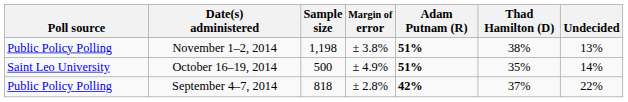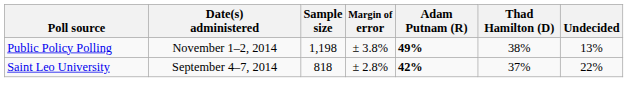(410, 47) 51% -> (410, 47) 49%
- row: (225, 67)
(60, 86) Public Policy Polling -> (59, 67) Saint Leo University
